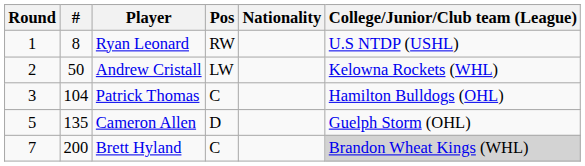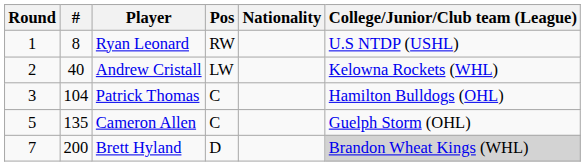(76, 69) 50 -> (76, 69) 40
(215, 122) D -> (215, 122) C
(215, 148) C -> (215, 148) D
